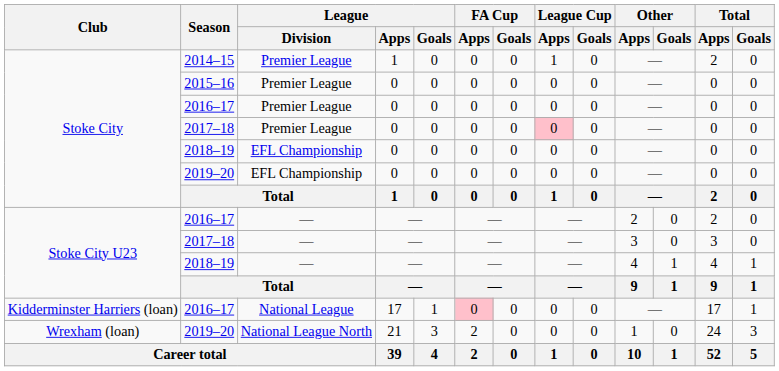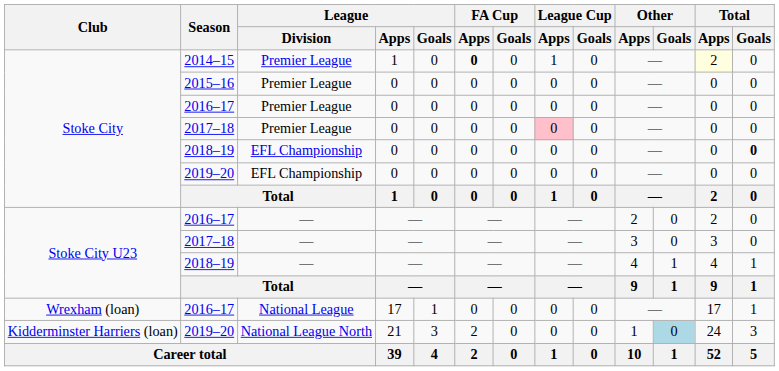(474, 60) normal -> (474, 60) bold
(714, 60) no background -> (714, 60) lightyellow background
(754, 151) normal -> (754, 151) bold
(93, 309) Kidderminster Harriers (loan) -> (93, 309) Wrexham (loan)
(474, 309) pink background -> (474, 309) no background
(93, 331) Wrexham (loan) -> (93, 331) Kidderminster Harriers (loan)
(674, 331) no background -> (674, 331) lightblue background
